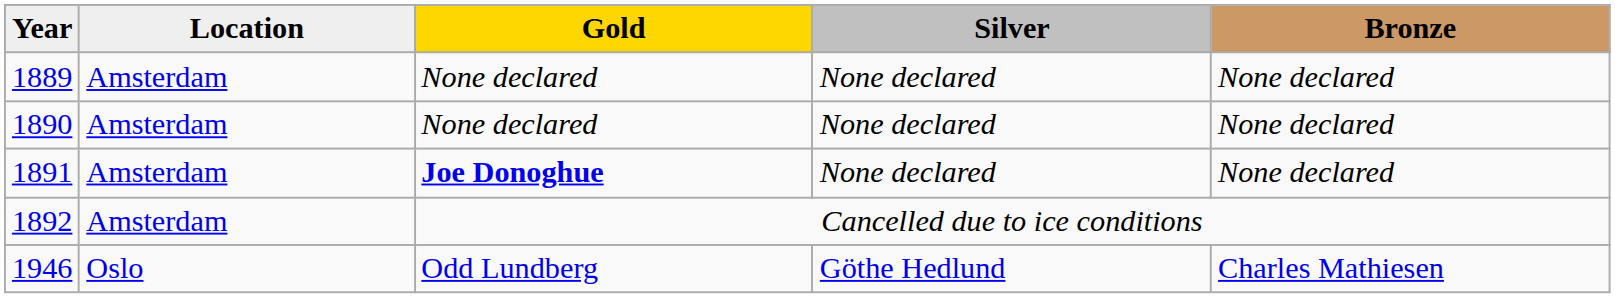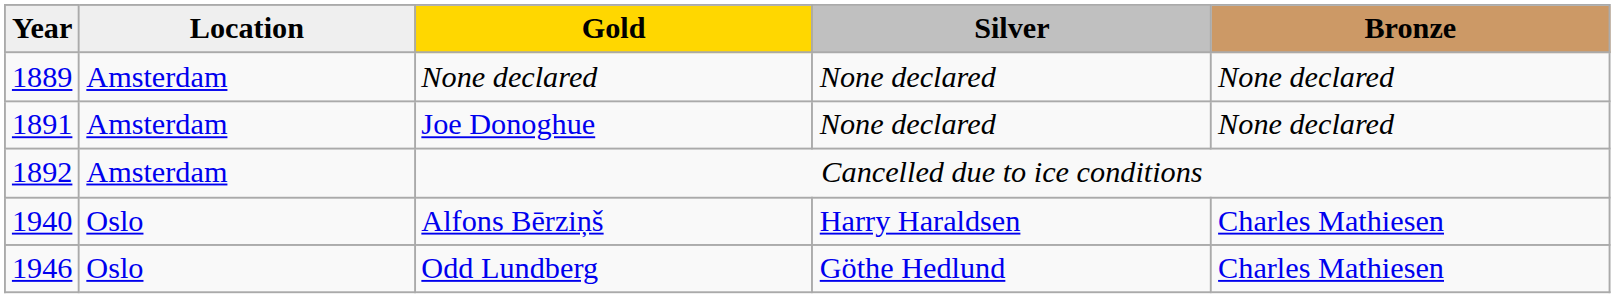- row: (42, 124)
(513, 172) bold -> (508, 124) normal
+ row: (42, 220)
